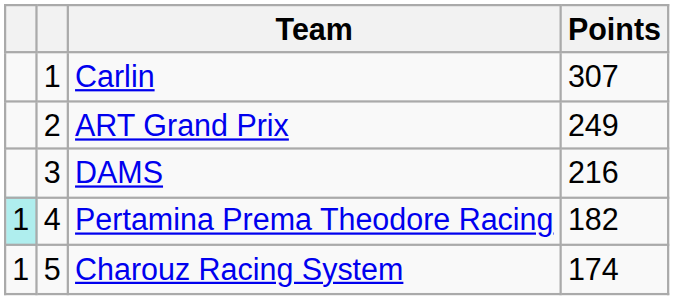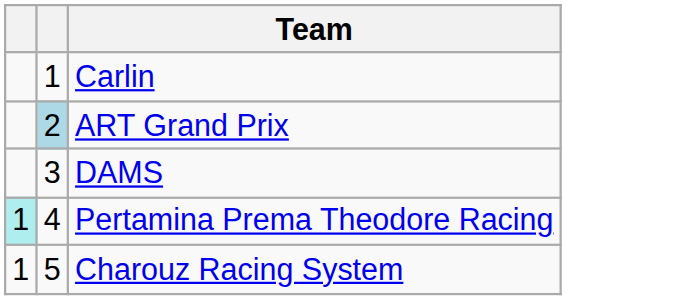- column: (614, 29)
(52, 125) no background -> (52, 125) lightblue background
